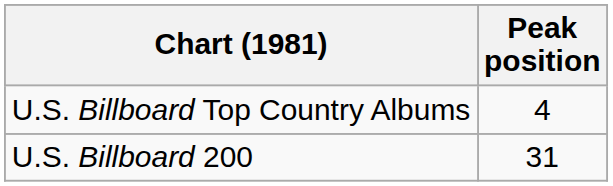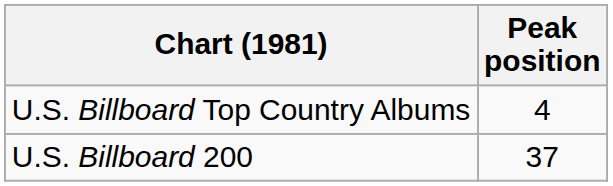(542, 156) 31 -> (542, 156) 37
